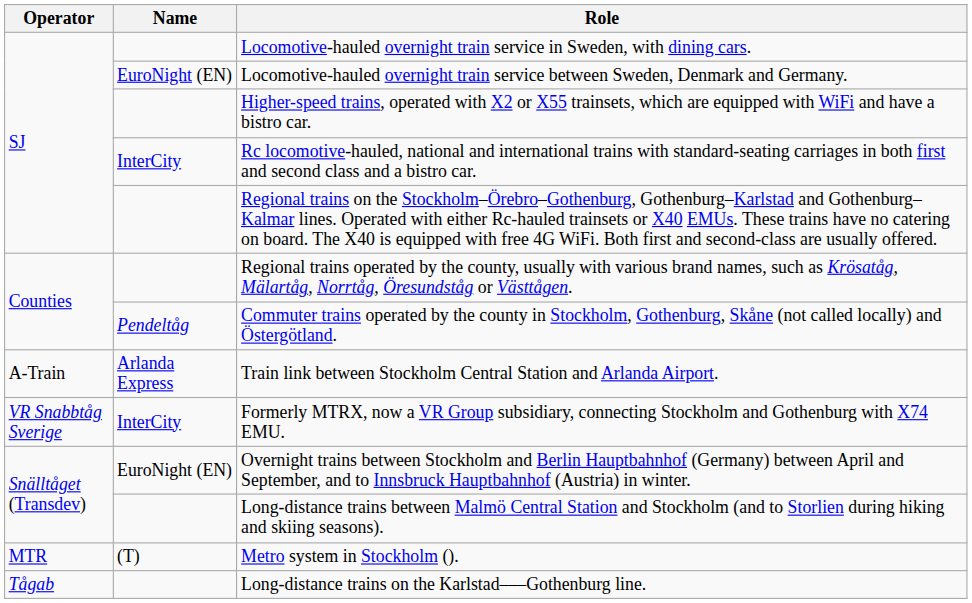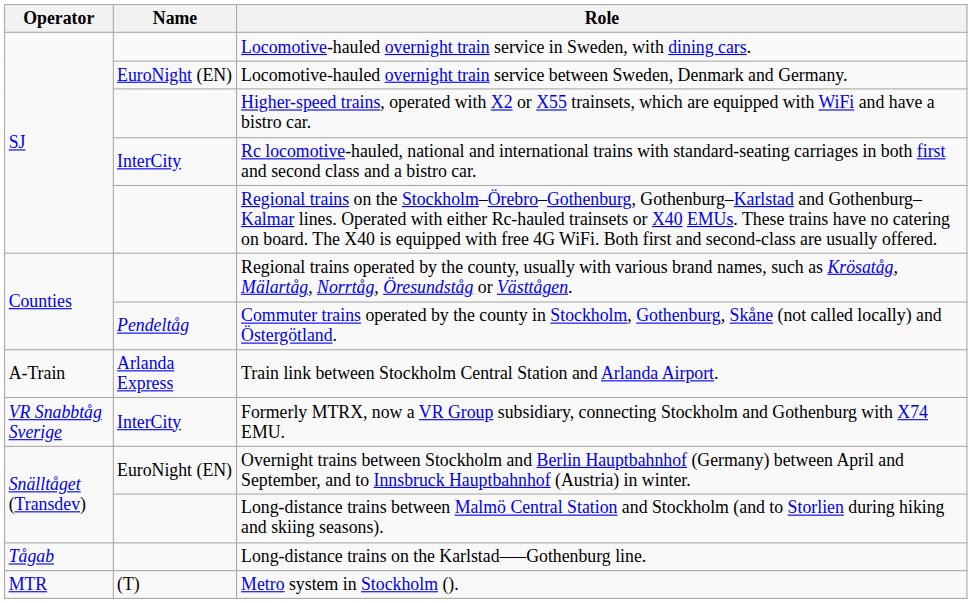rows swapped: (444, 584) <-> (350, 556)
